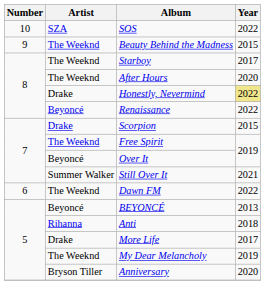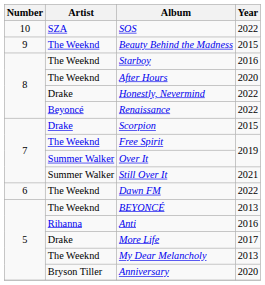(248, 61) 2017 -> (248, 61) 2016
(248, 93) khaki background -> (248, 93) no background
(66, 158) Beyoncé -> (81, 158) Summer Walker
(66, 207) Beyoncé -> (74, 207) The Weeknd
(248, 223) 2018 -> (248, 223) 2016
(248, 256) 2019 -> (248, 256) 2013
